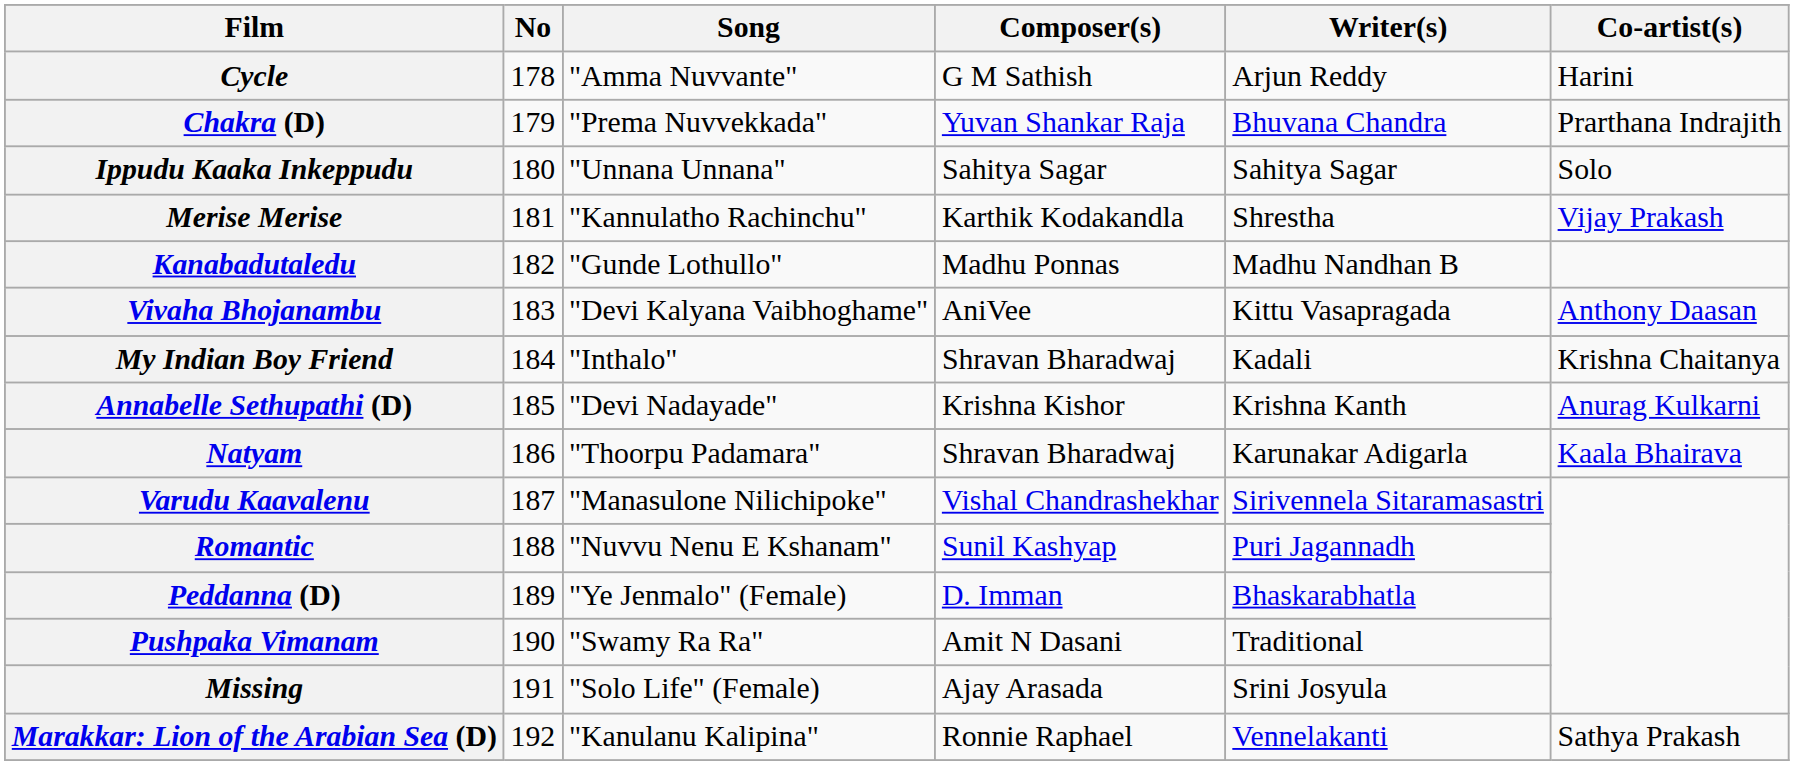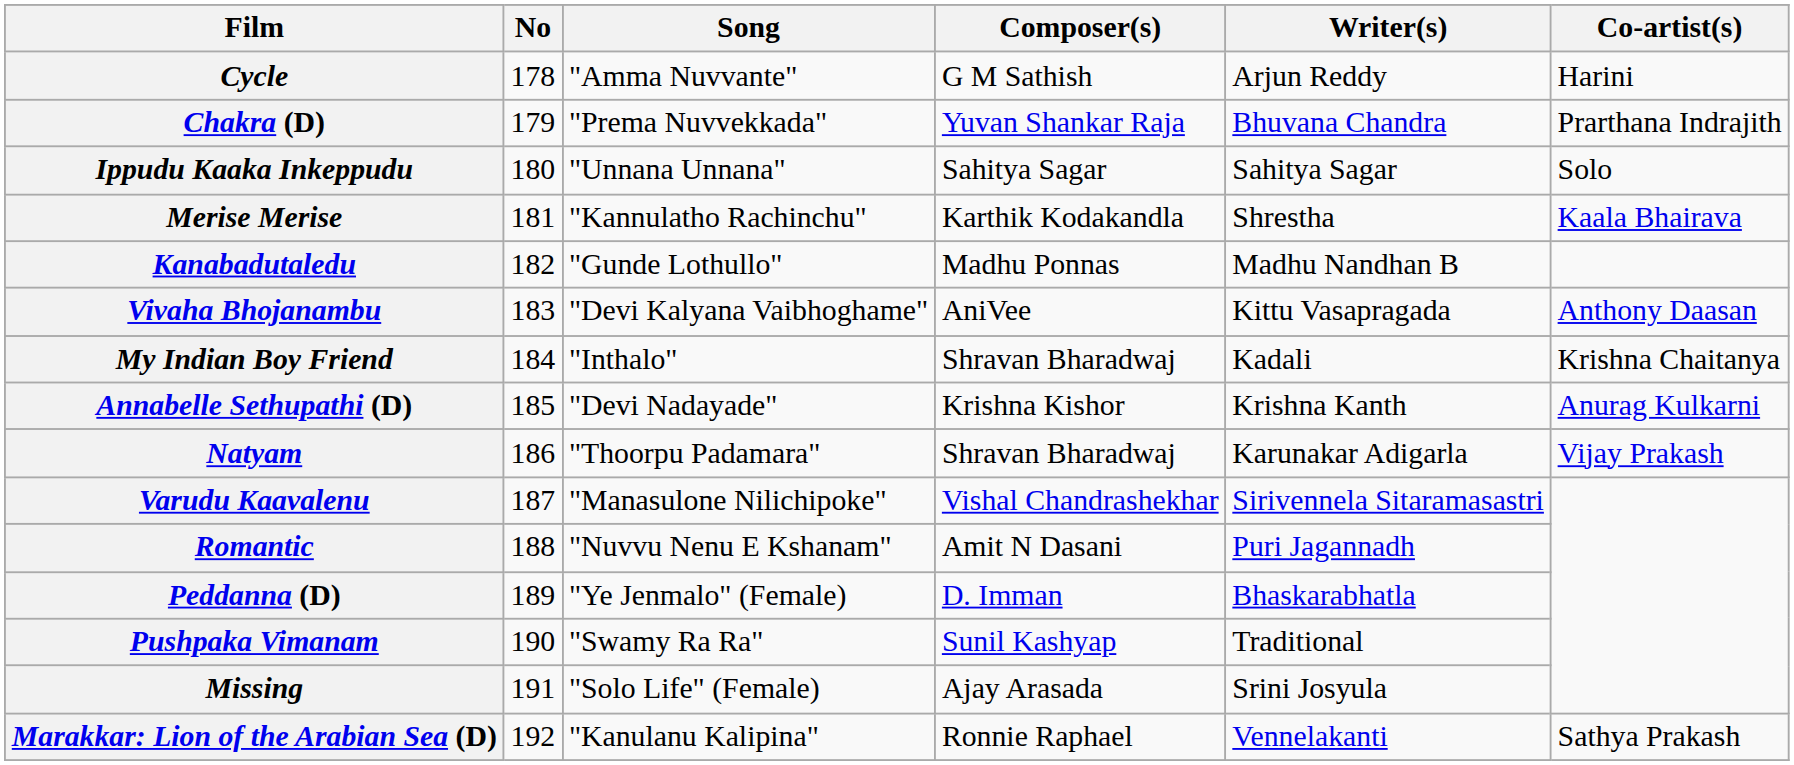(1641, 216) Vijay Prakash -> (1650, 216) Kaala Bhairava
(1650, 452) Kaala Bhairava -> (1641, 452) Vijay Prakash
(1029, 547) Sunil Kashyap -> (1032, 547) Amit N Dasani
(1032, 641) Amit N Dasani -> (1029, 641) Sunil Kashyap
